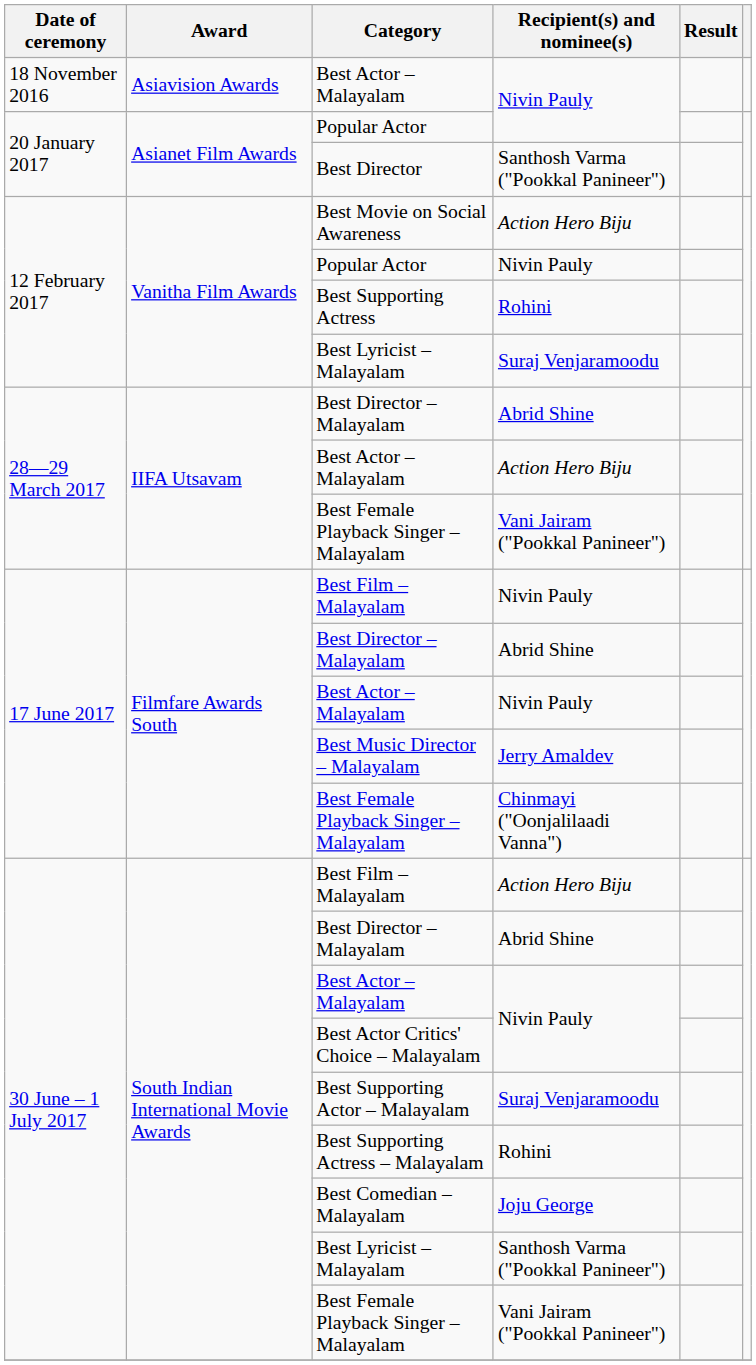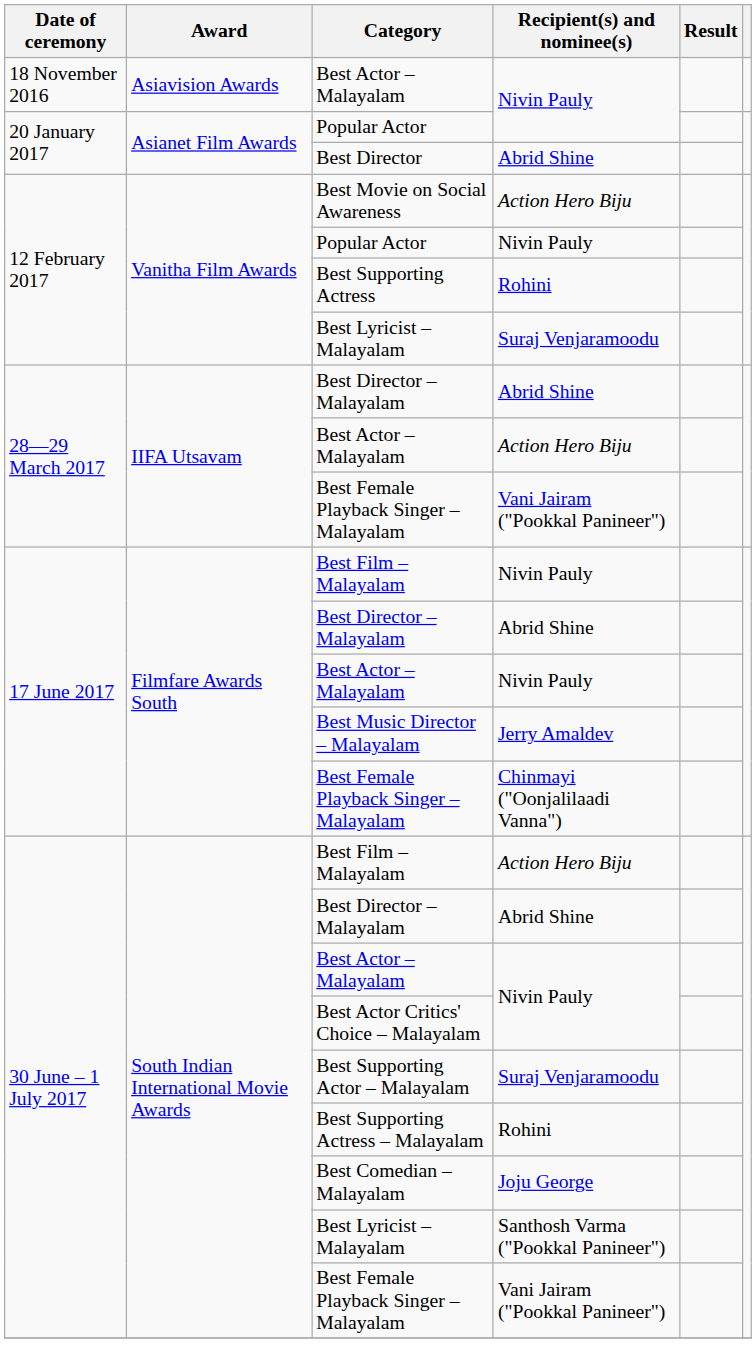(582, 169) Santhosh Varma ("Pookkal Panineer") -> (546, 158) Abrid Shine
